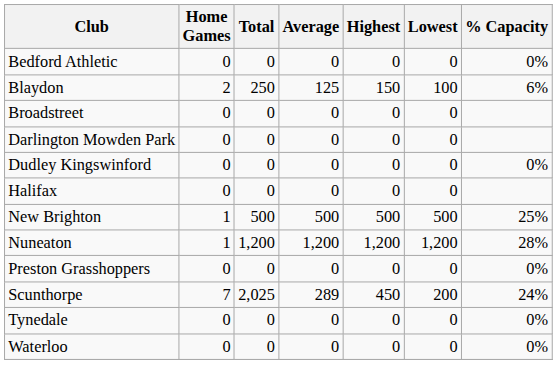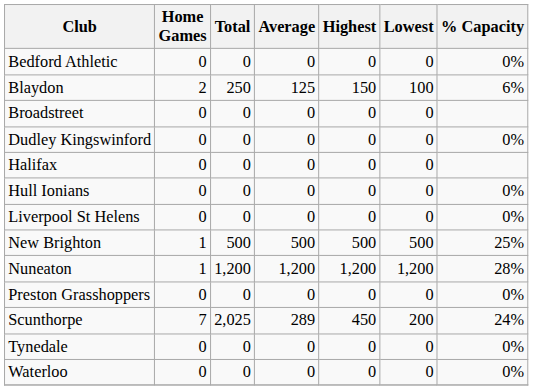- row: (92, 139)
+ row: (49, 191)
+ row: (74, 216)
